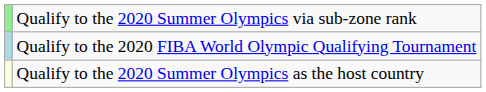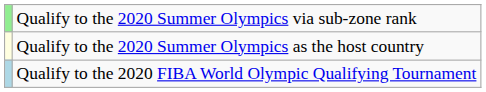rows swapped: (247, 45) <-> (220, 73)
